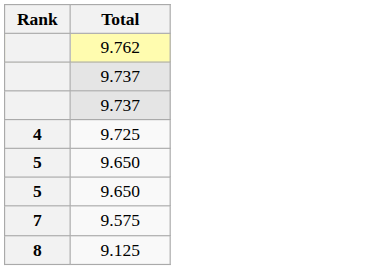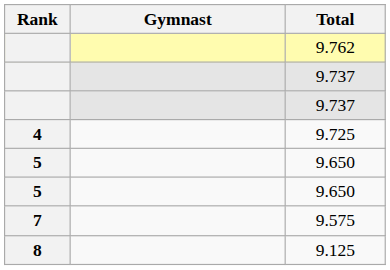+ column: (178, 19)
